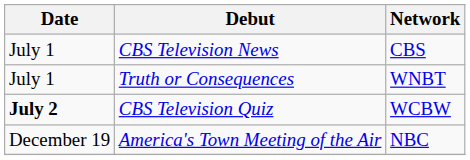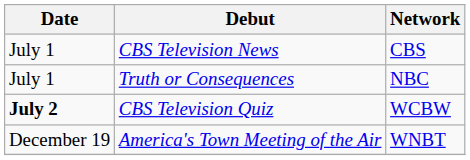(418, 79) WNBT -> (410, 79) NBC
(410, 139) NBC -> (418, 139) WNBT
